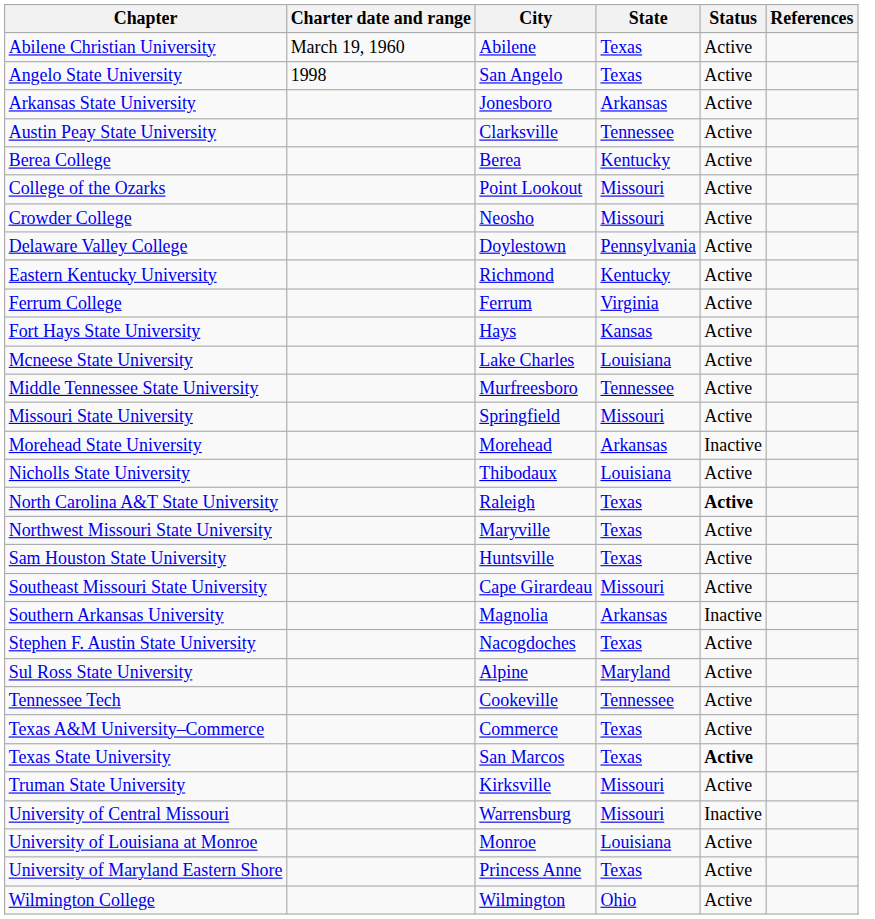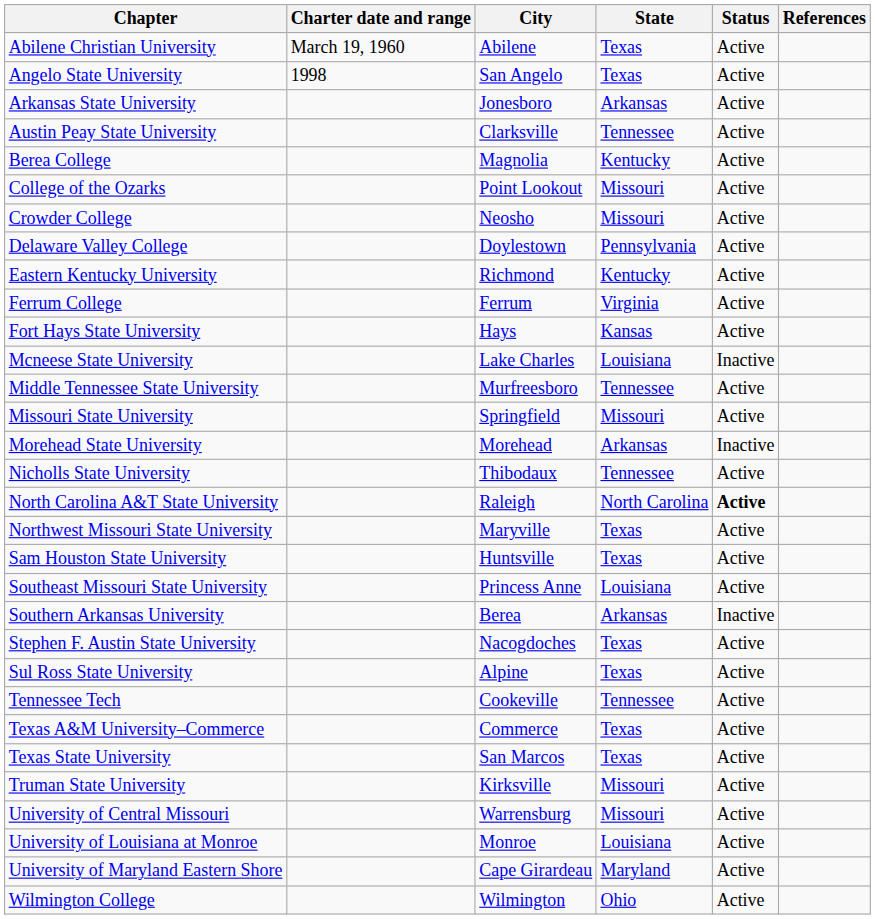(500, 160) Berea -> (514, 160) Magnolia
(728, 359) Active -> (746, 359) Inactive
(636, 473) Louisiana -> (637, 473) Tennessee
(621, 501) Texas -> (654, 501) North Carolina
(536, 587) Cape Girardeau -> (530, 587) Princess Anne
(632, 587) Missouri -> (636, 587) Louisiana
(514, 615) Magnolia -> (500, 615) Berea
(635, 672) Maryland -> (621, 672) Texas
(729, 757) bold -> (741, 757) normal
(733, 814) Inactive -> (741, 814) Active
(530, 871) Princess Anne -> (536, 871) Cape Girardeau
(621, 871) Texas -> (635, 871) Maryland
